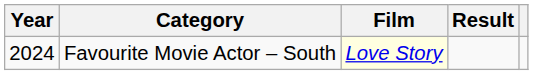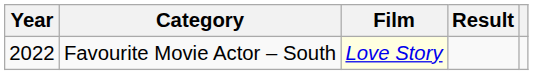(32, 52) 2024 -> (32, 52) 2022
